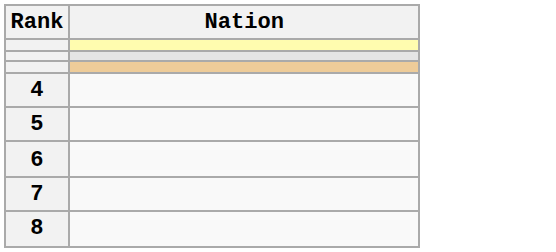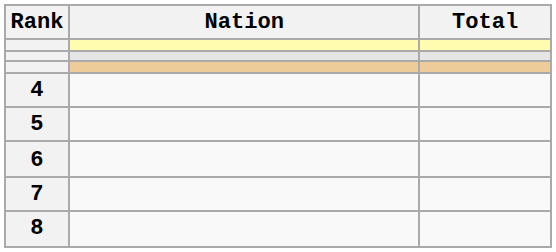+ column: (485, 22)
